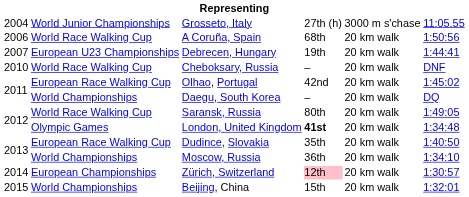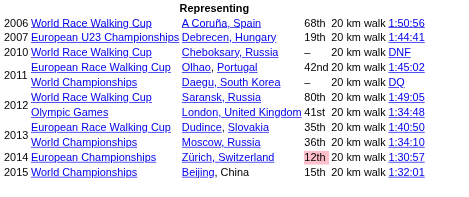- row: (217, 23)
(315, 128) bold -> (315, 113) normal
